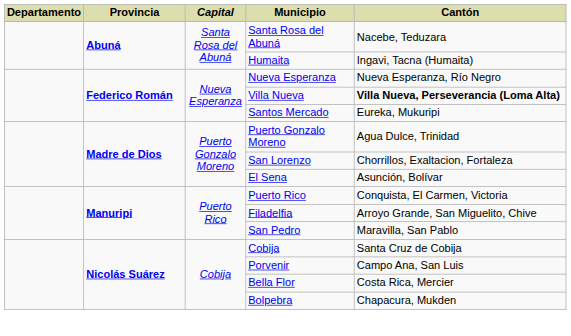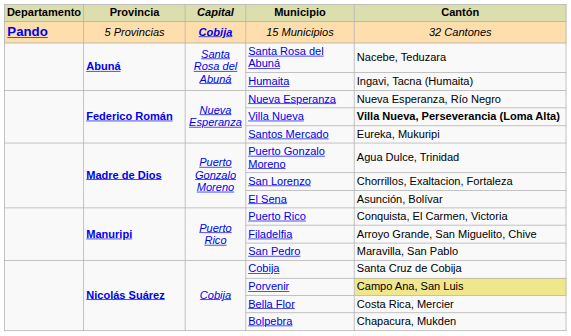+ row: (300, 32)
(410, 265) no background -> (410, 286) khaki background
